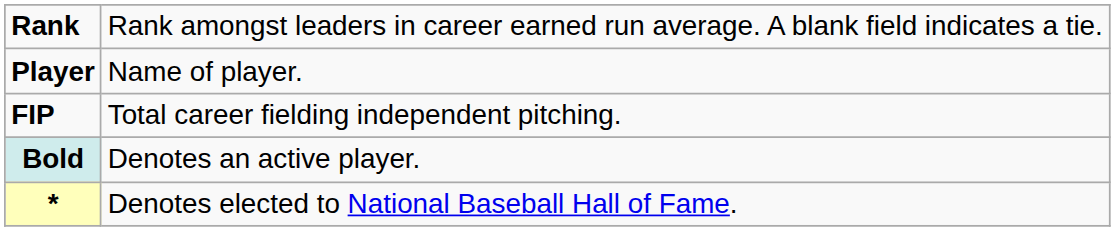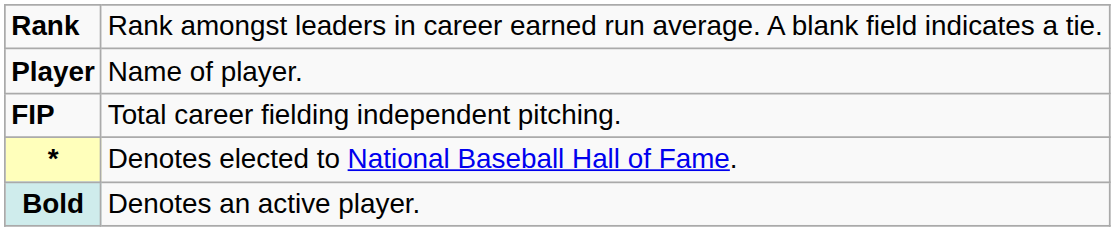rows swapped: (53, 203) <-> (53, 159)
